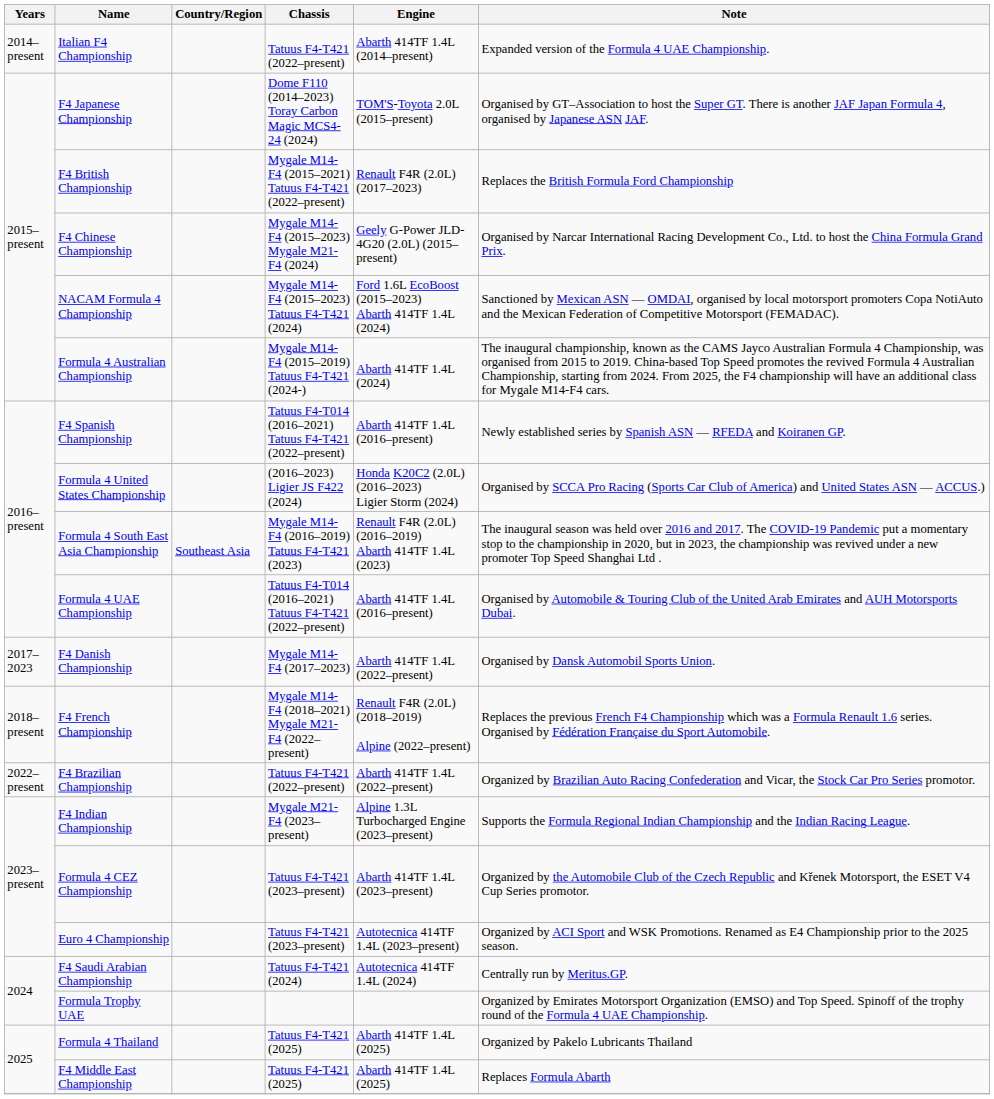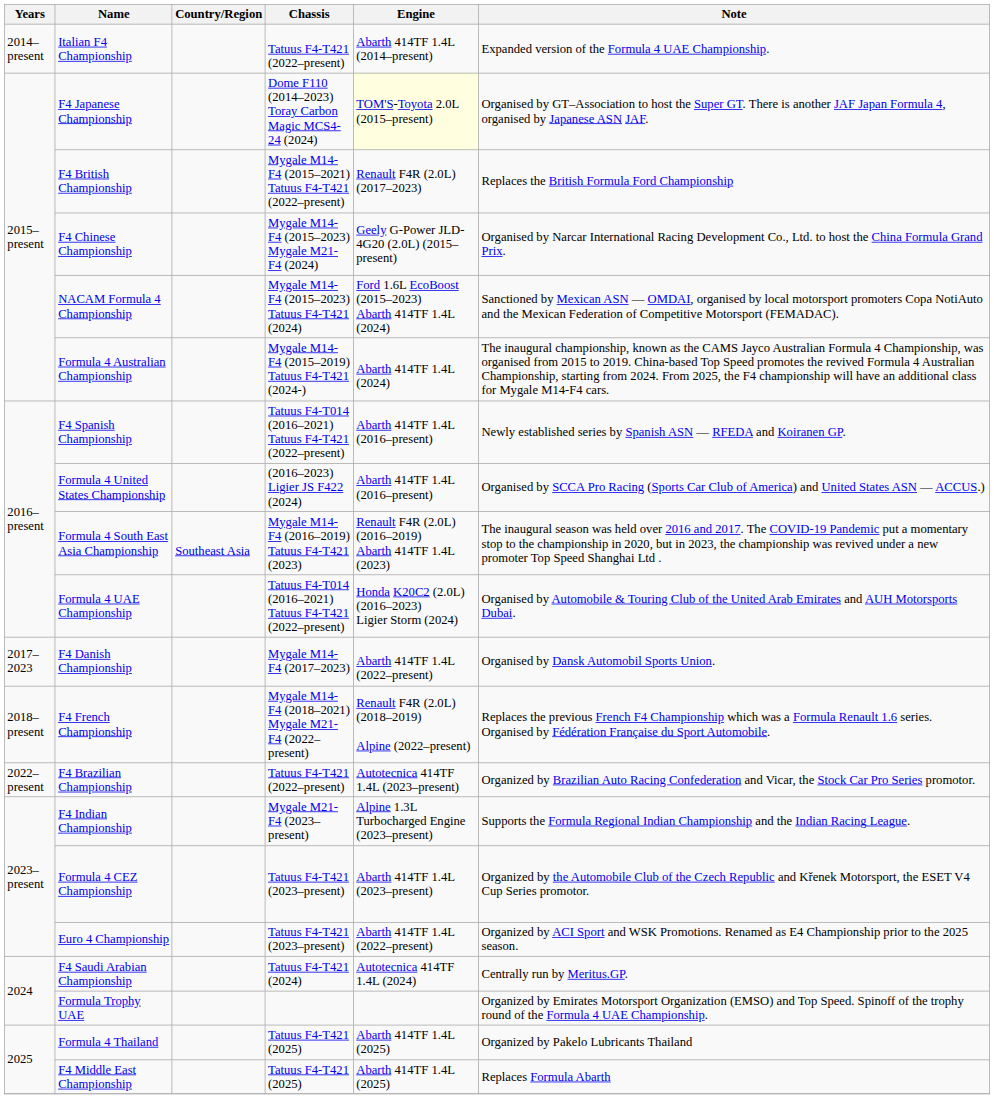(408, 111) no background -> (408, 111) lightyellow background
(411, 487) Honda K20C2 (2.0L) (2016–2023) Ligier Storm (2024) -> (406, 487) Abarth 414TF 1.4L (2016–present)
(406, 606) Abarth 414TF 1.4L (2016–present) -> (411, 606) Honda K20C2 (2.0L) (2016–2023) Ligier Storm (2024)
(406, 779) Abarth 414TF 1.4L (2022–present) -> (408, 779) Autotecnica 414TF 1.4L (2023–present)
(408, 939) Autotecnica 414TF 1.4L (2023–present) -> (406, 939) Abarth 414TF 1.4L (2022–present)
